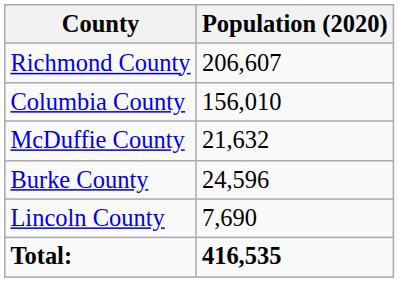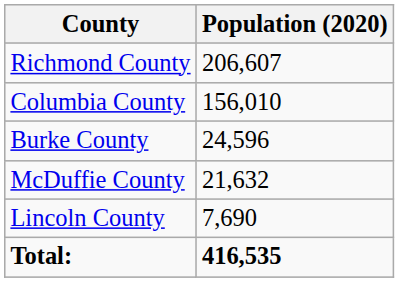rows swapped: (79, 179) <-> (98, 140)
